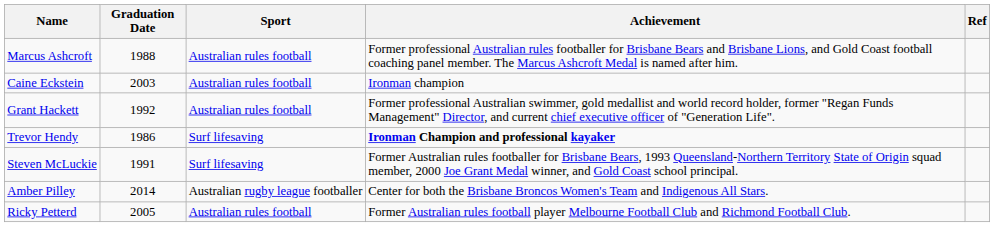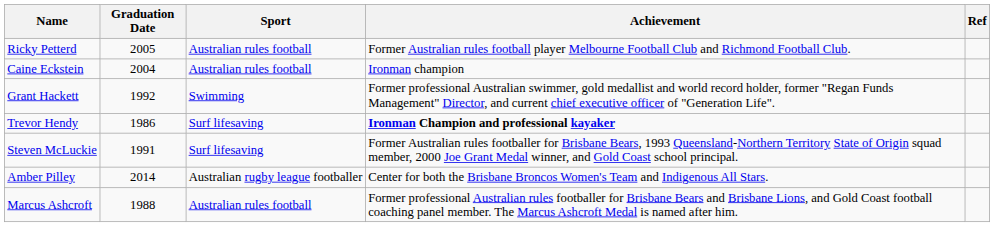rows swapped: (50, 55) <-> (42, 211)
(143, 83) 2003 -> (143, 68) 2004
(250, 110) Australian rules football -> (216, 95) Swimming
